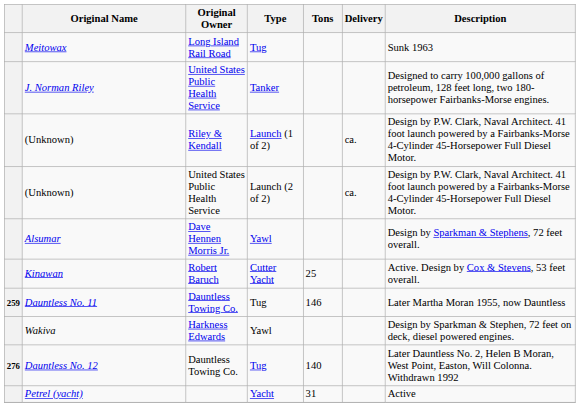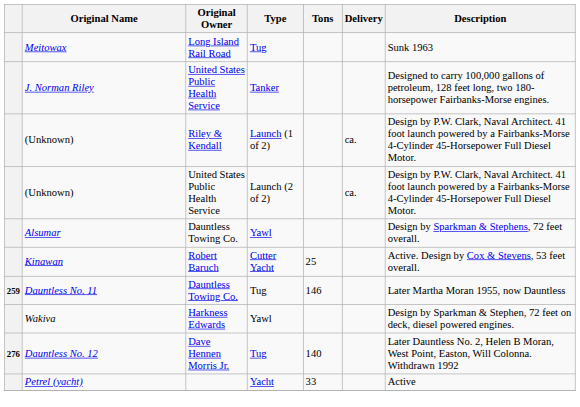(209, 239) Dave Hennen Morris Jr. -> (213, 233) Dauntless Towing Co.
(213, 365) Dauntless Towing Co. -> (209, 353) Dave Hennen Morris Jr.
(311, 394) 31 -> (311, 382) 33
